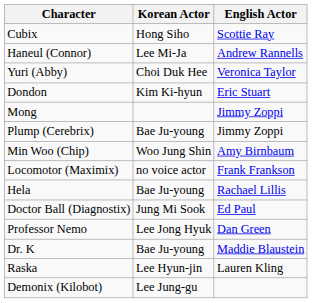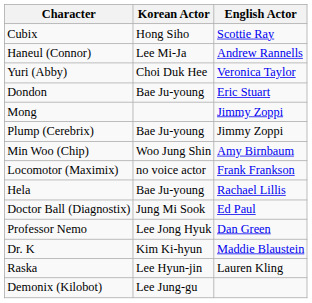(169, 92) Kim Ki-hyun -> (170, 92) Bae Ju-young
(170, 248) Bae Ju-young -> (169, 248) Kim Ki-hyun
